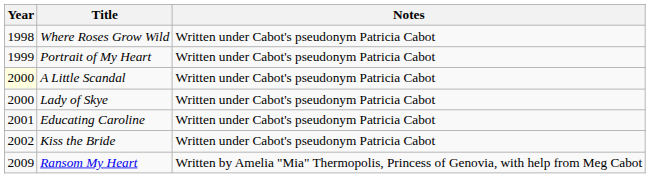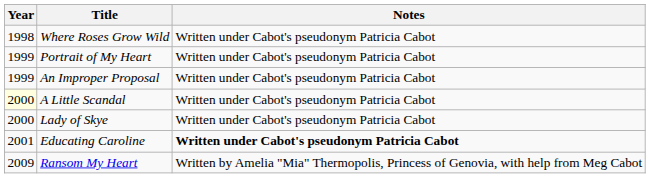+ row: (100, 78)
(305, 120) normal -> (317, 141) bold
- row: (78, 141)
